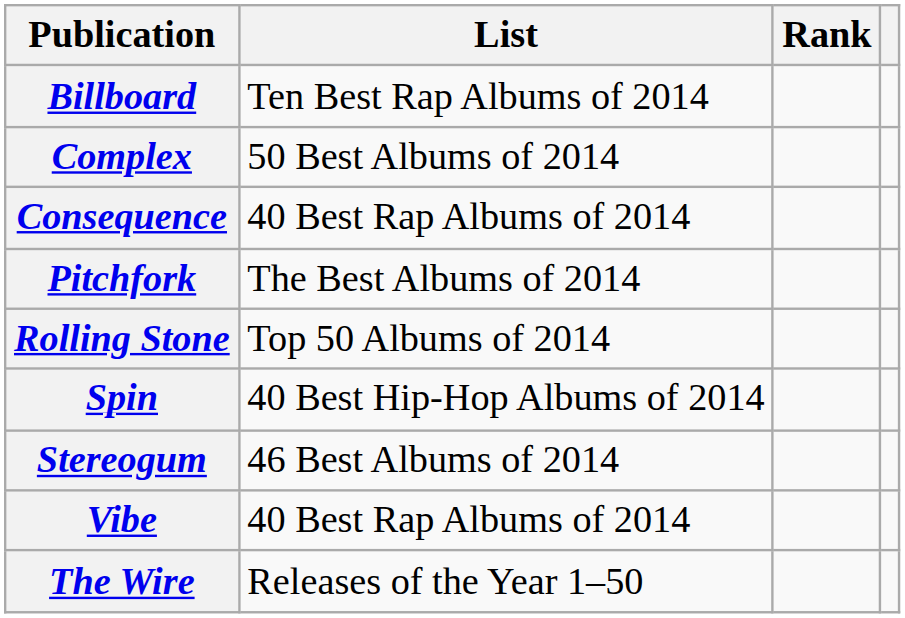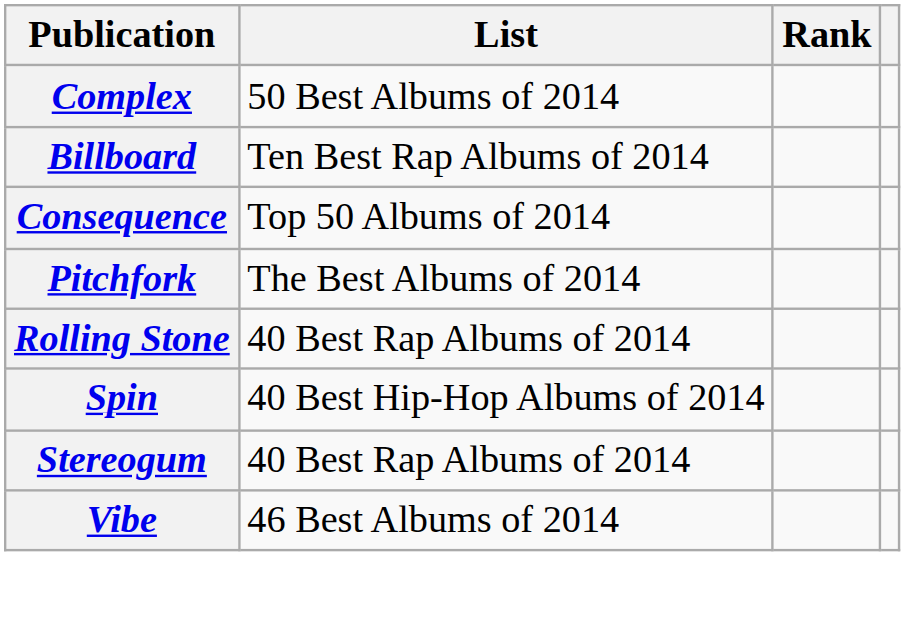rows swapped: (122, 95) <-> (122, 156)
(469, 216) 40 Best Rap Albums of 2014 -> (429, 216) Top 50 Albums of 2014
(429, 338) Top 50 Albums of 2014 -> (469, 338) 40 Best Rap Albums of 2014
(433, 459) 46 Best Albums of 2014 -> (469, 459) 40 Best Rap Albums of 2014
(469, 519) 40 Best Rap Albums of 2014 -> (433, 519) 46 Best Albums of 2014
- row: (122, 580)
